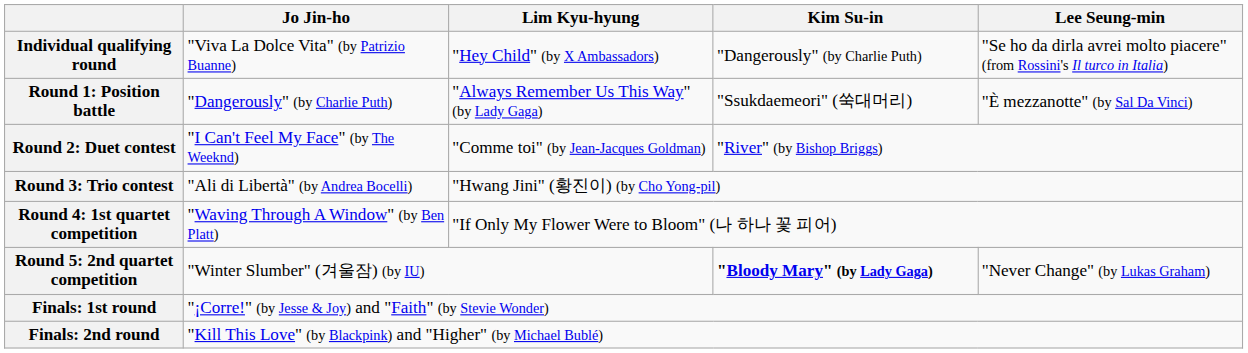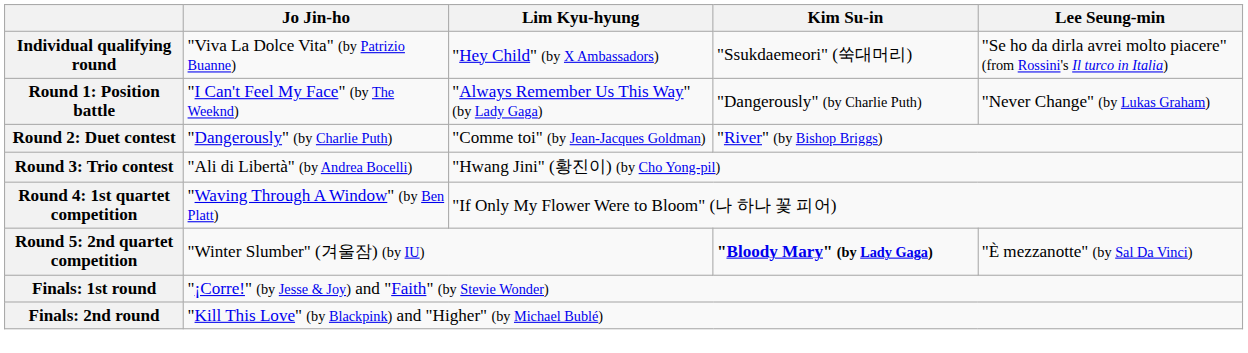(819, 54) "Dangerously" (by Charlie Puth) -> (815, 54) "Ssukdaemeori" (쑥대머리)
(290, 101) "Dangerously" (by Charlie Puth) -> (291, 101) "I Can't Feel My Face" (by The Weeknd)
(815, 100) "Ssukdaemeori" (쑥대머리) -> (819, 101) "Dangerously" (by Charlie Puth)
(1087, 101) "È mezzanotte" (by Sal Da Vinci) -> (1096, 101) "Never Change" (by Lukas Graham)
(291, 147) "I Can't Feel My Face" (by The Weeknd) -> (290, 138) "Dangerously" (by Charlie Puth)
(1096, 270) "Never Change" (by Lukas Graham) -> (1087, 251) "È mezzanotte" (by Sal Da Vinci)
